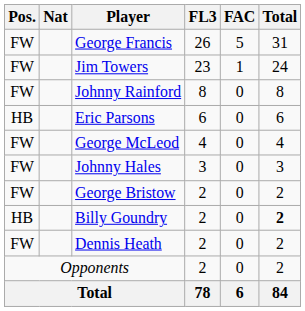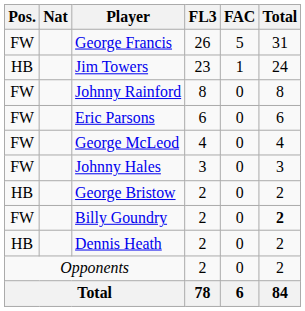(22, 67) FW -> (22, 67) HB
(22, 117) HB -> (22, 117) FW
(22, 192) FW -> (22, 192) HB
(22, 218) HB -> (22, 218) FW
(22, 243) FW -> (22, 243) HB
